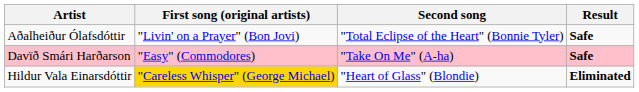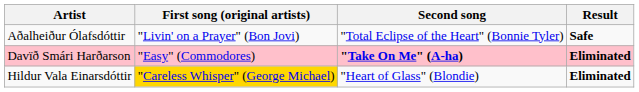(397, 55) normal -> (402, 55) bold
(581, 55) Safe -> (600, 55) Eliminated
